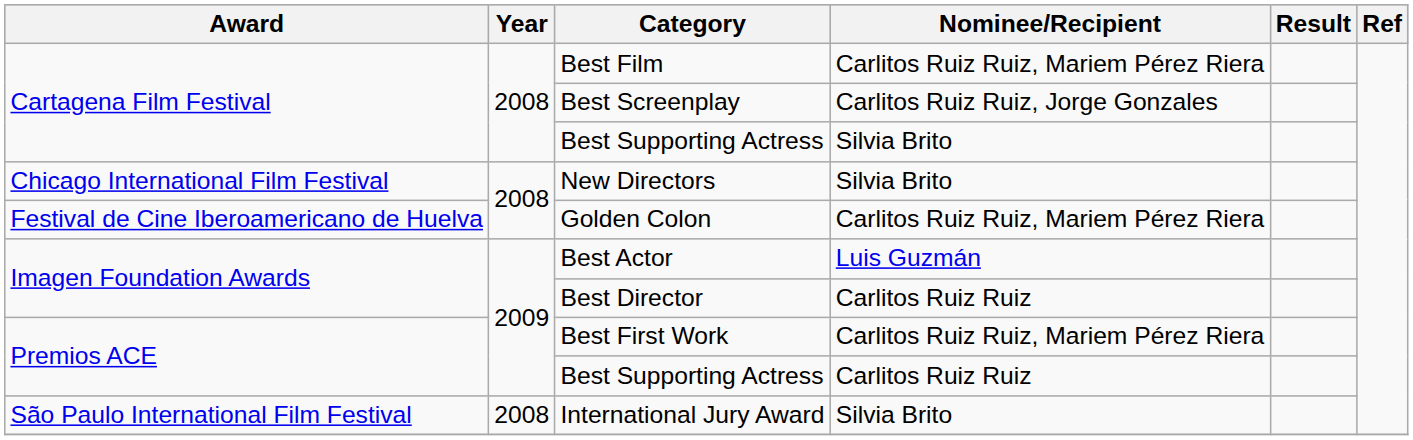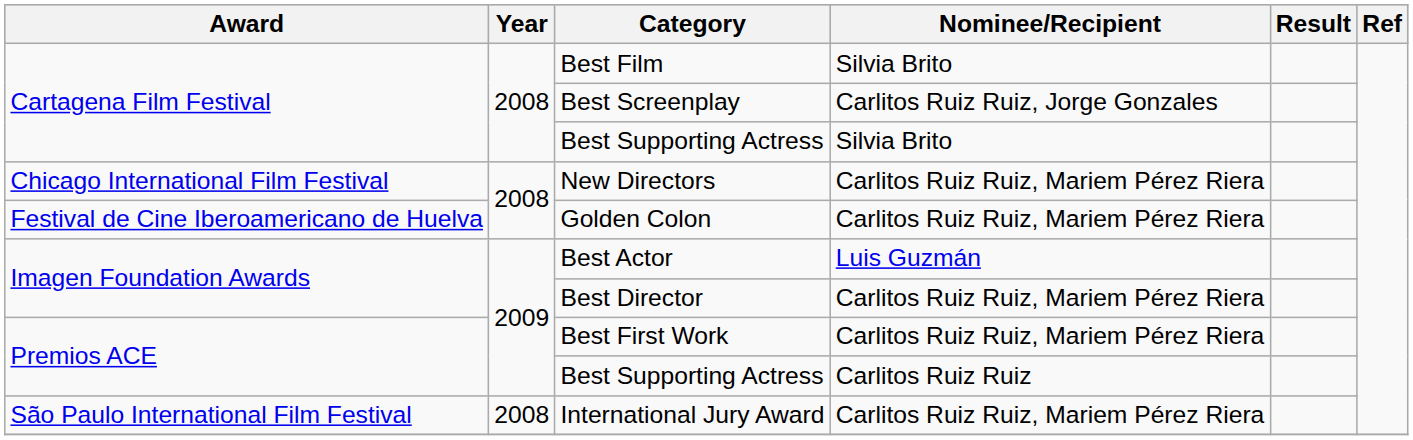(1050, 63) Carlitos Ruiz Ruiz, Mariem Pérez Riera -> (894, 63) Silvia Brito
(894, 180) Silvia Brito -> (1050, 180) Carlitos Ruiz Ruiz, Mariem Pérez Riera
(934, 297) Carlitos Ruiz Ruiz -> (1050, 297) Carlitos Ruiz Ruiz, Mariem Pérez Riera
(894, 414) Silvia Brito -> (1050, 414) Carlitos Ruiz Ruiz, Mariem Pérez Riera
